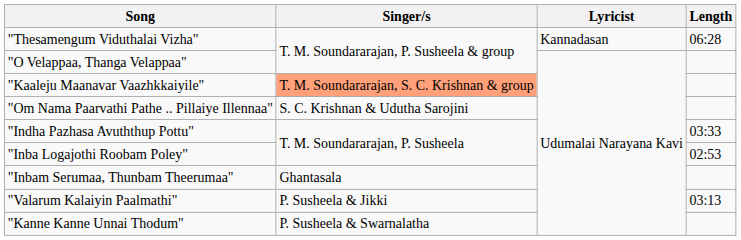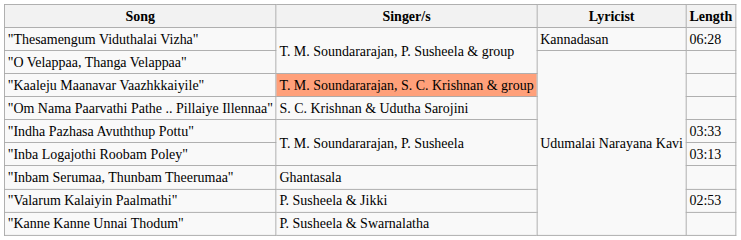(705, 154) 02:53 -> (705, 154) 03:13
(705, 200) 03:13 -> (705, 200) 02:53
